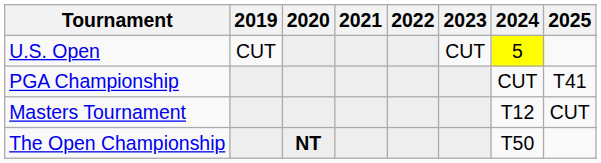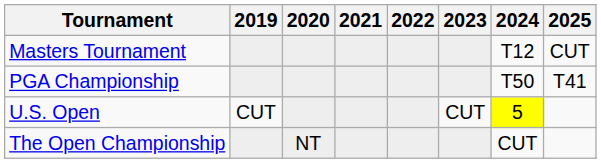rows swapped: (98, 113) <-> (55, 51)
(517, 82) CUT -> (517, 82) T50
(308, 143) bold -> (308, 143) normal
(517, 143) T50 -> (517, 143) CUT
